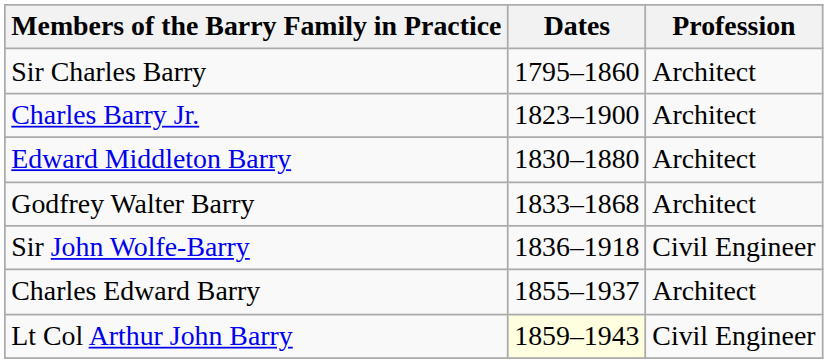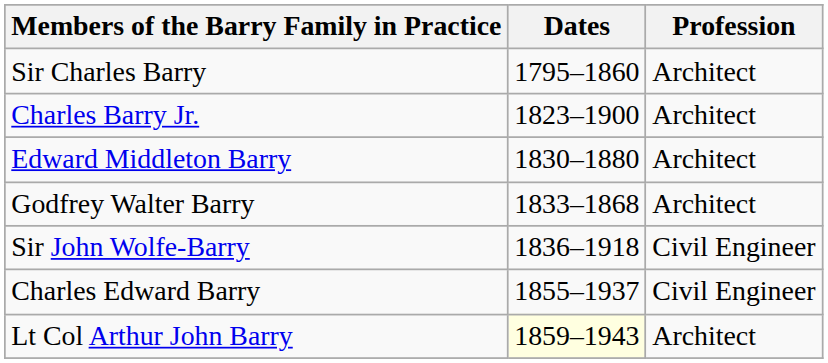(704, 291) Architect -> (734, 291) Civil Engineer
(734, 335) Civil Engineer -> (704, 335) Architect
